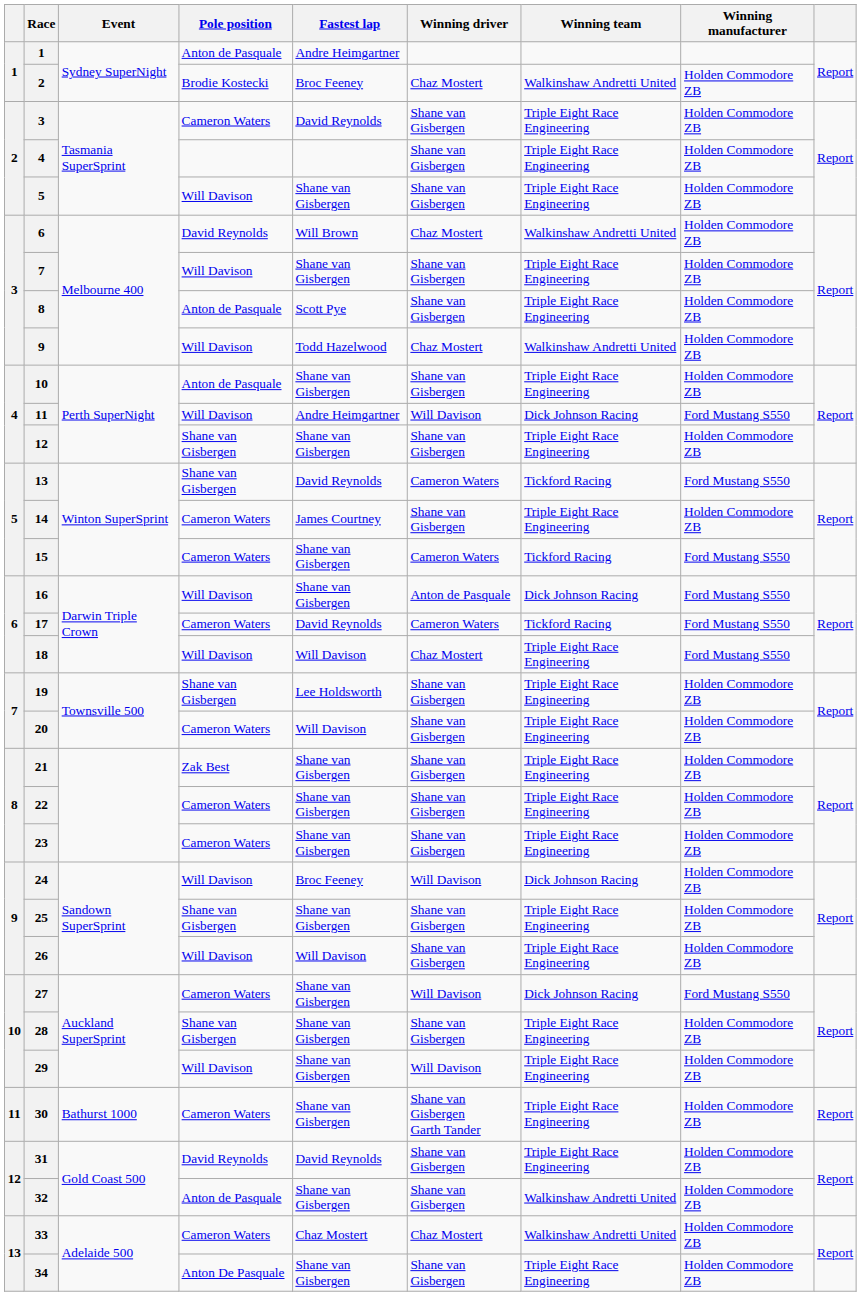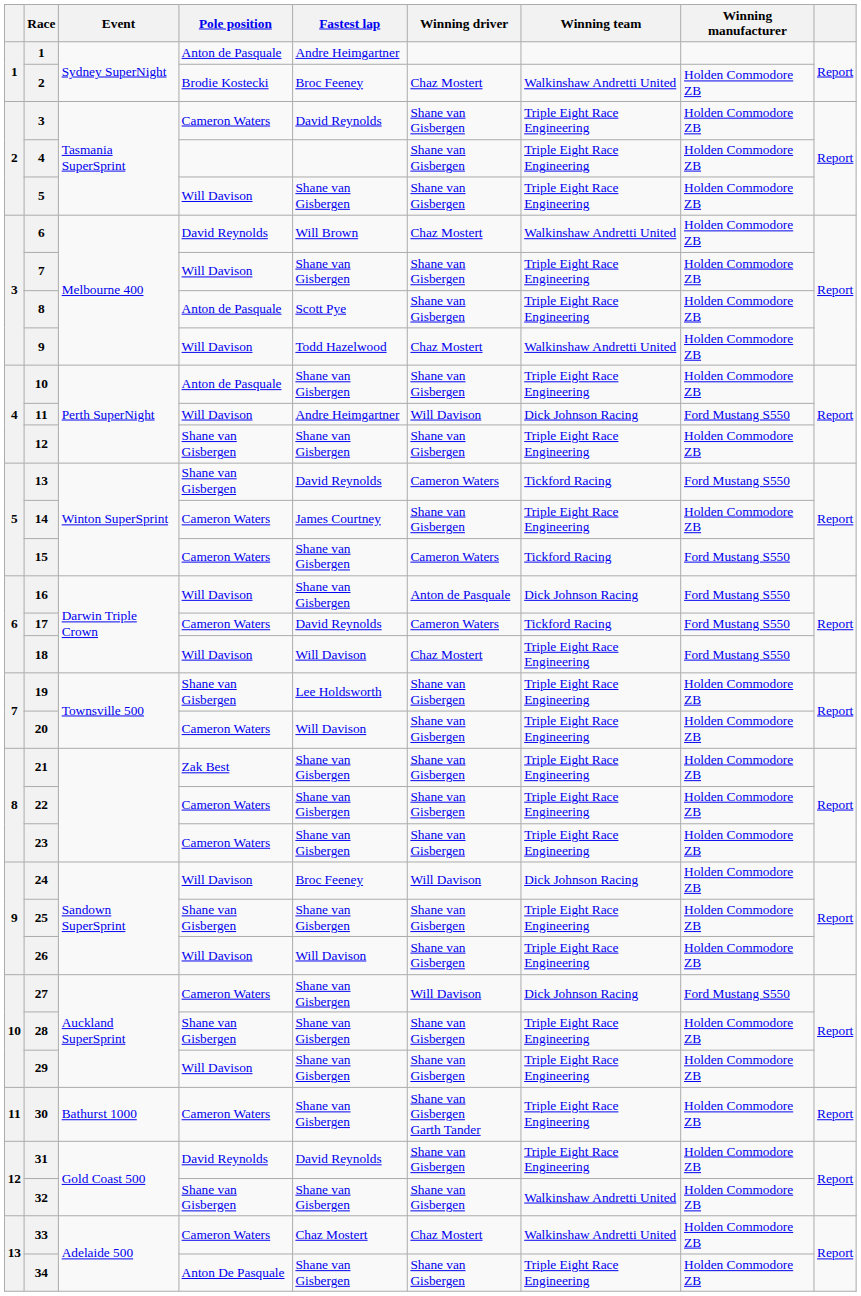(446, 1068) Will Davison -> (438, 1068) Shane van Gisbergen
(232, 1196) Anton de Pasquale -> (209, 1196) Shane van Gisbergen
